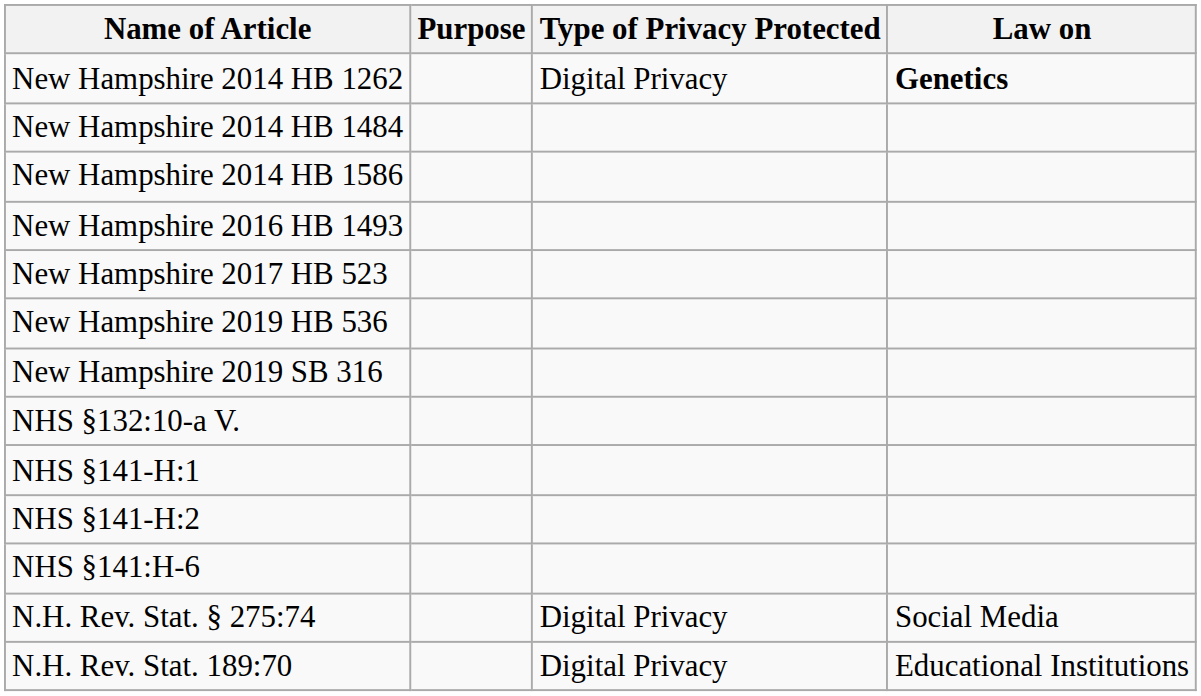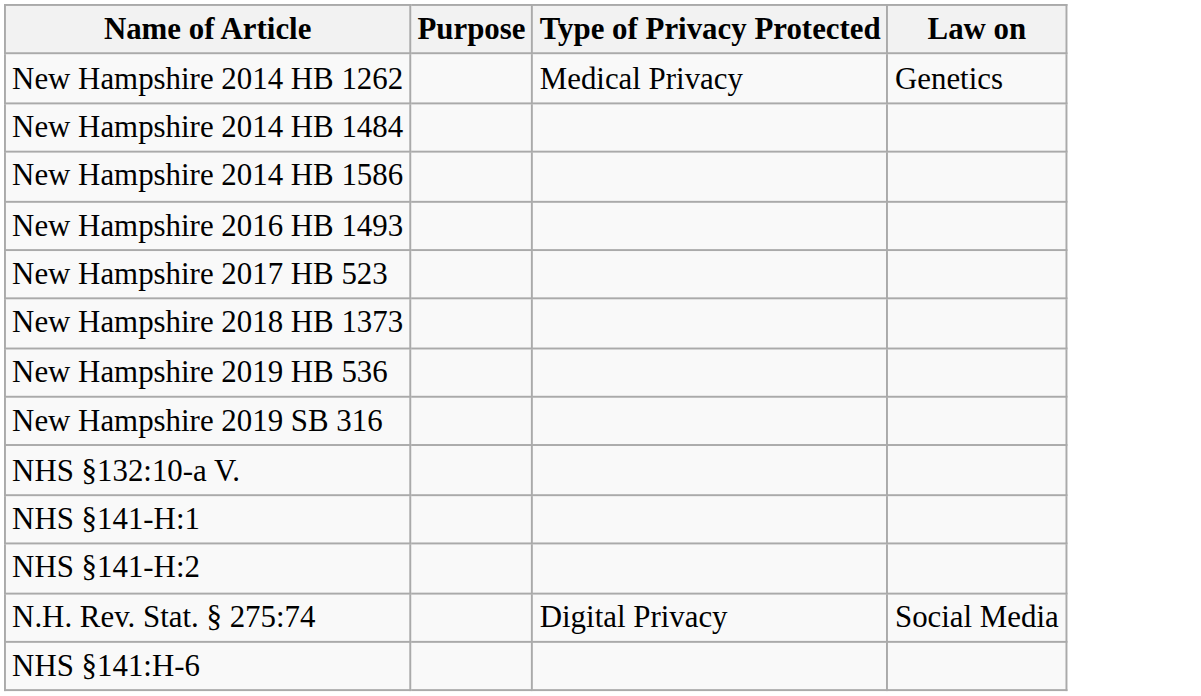(634, 77) Digital Privacy -> (641, 77) Medical Privacy
(952, 77) bold -> (949, 77) normal
+ row: (208, 322)
rows swapped: (106, 567) <-> (164, 616)
- row: (152, 665)
